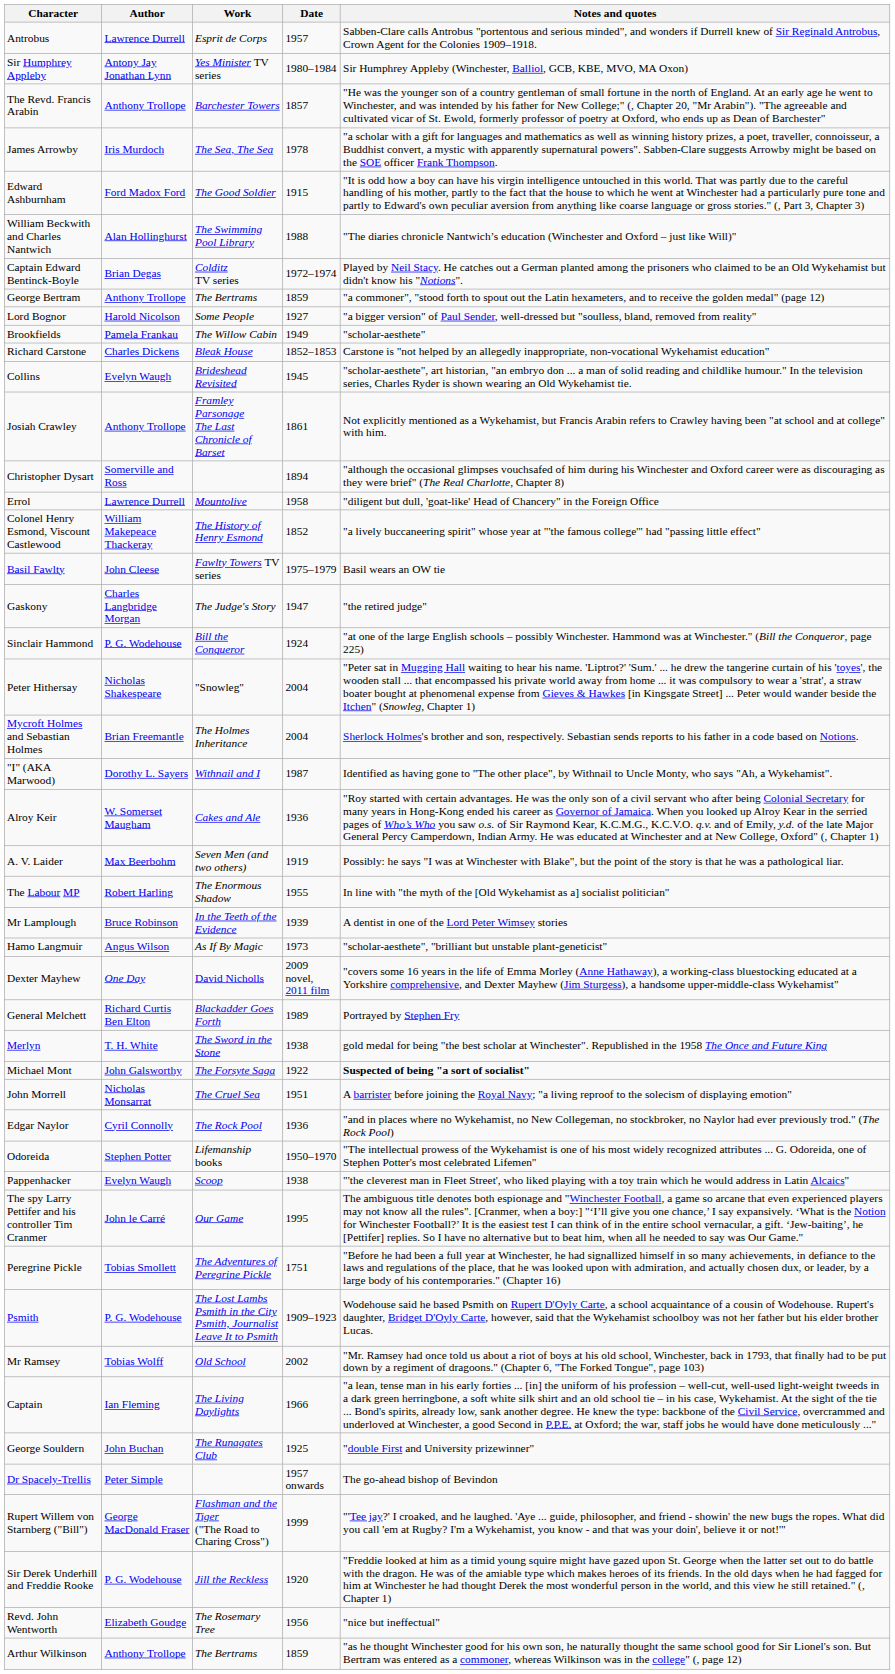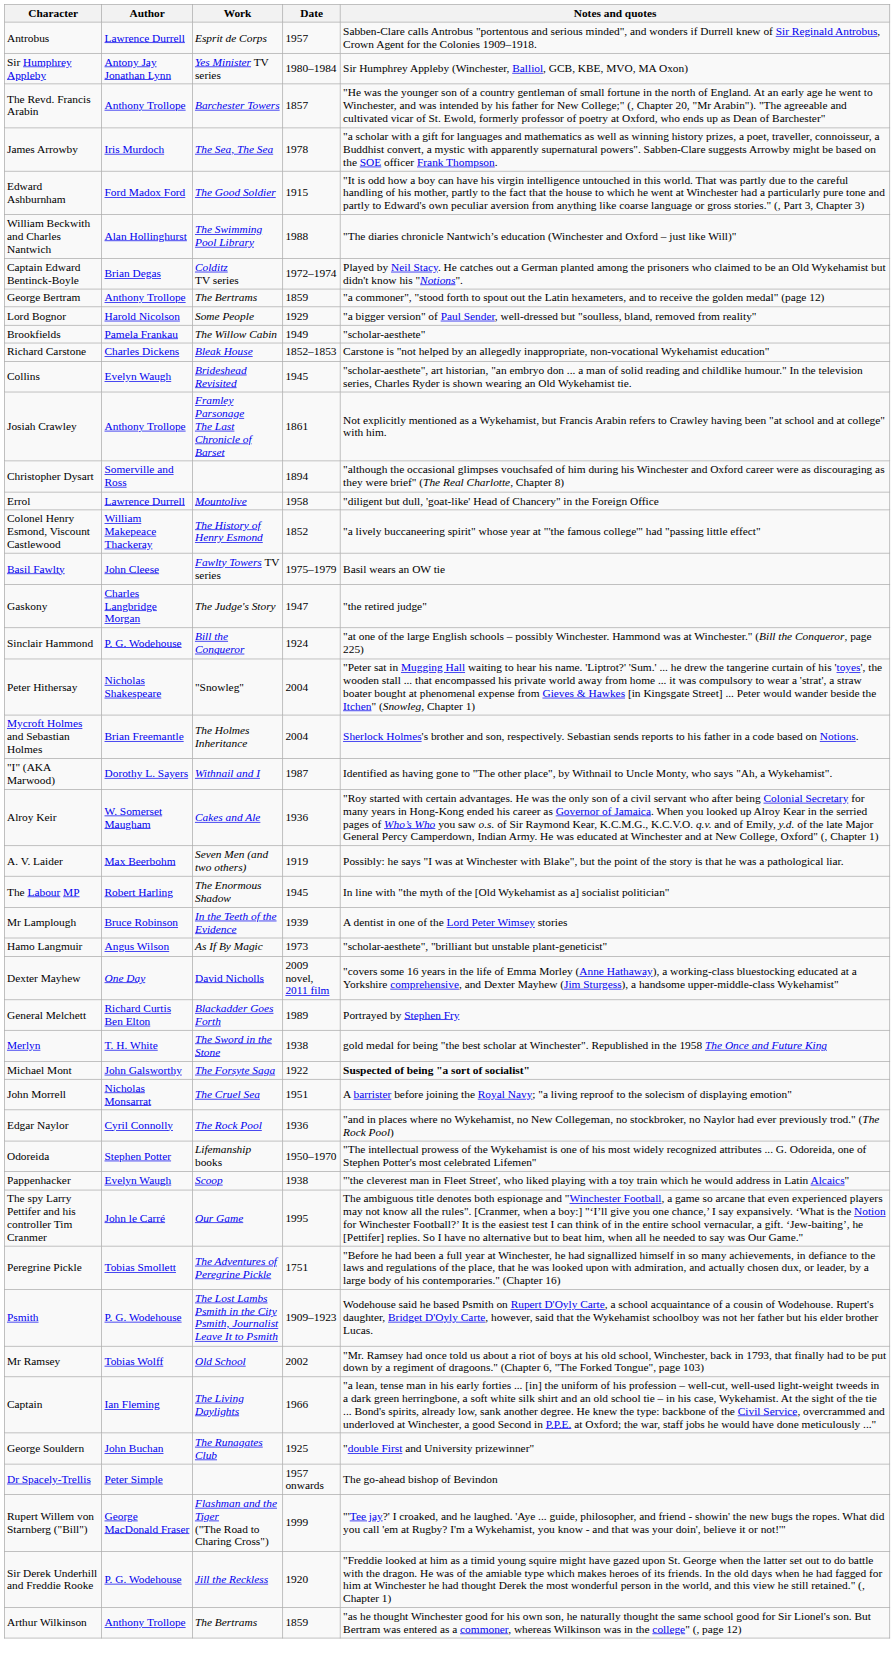(297, 316) 1927 -> (297, 316) 1929
(297, 892) 1955 -> (297, 892) 1945
- row: (33, 1622)
